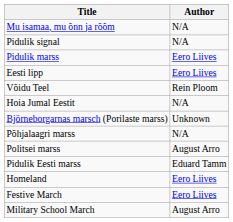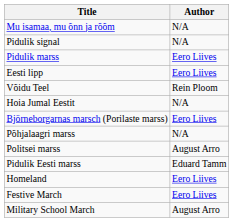(191, 118) Unknown -> (194, 118) Eero Liives
